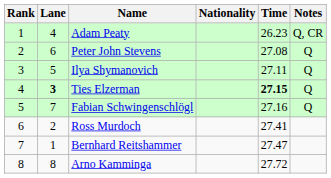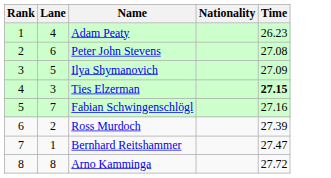- column: (308, 13)
(274, 70) 27.11 -> (274, 70) 27.09
(53, 88) bold -> (53, 88) normal
(274, 126) 27.41 -> (274, 126) 27.39
